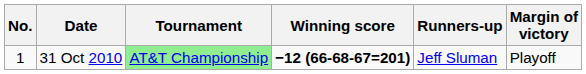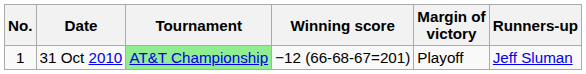columns swapped: (544, 25) <-> (460, 25)
(343, 58) bold -> (343, 58) normal
